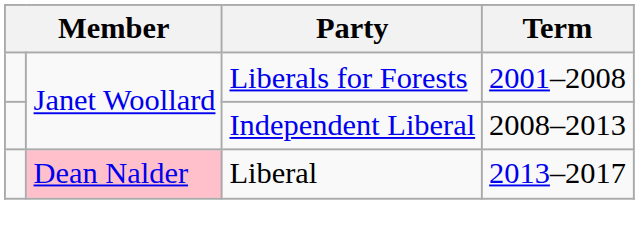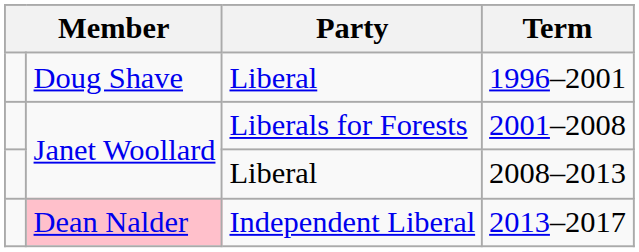+ row: (558, 76)
(352, 125) Independent Liberal -> (273, 173) Liberal
(273, 173) Liberal -> (352, 221) Independent Liberal
